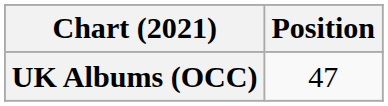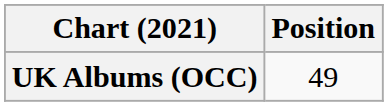(323, 76) 47 -> (323, 76) 49
